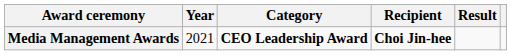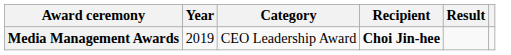(200, 38) 2021 -> (200, 38) 2019
(294, 38) bold -> (288, 38) normal
